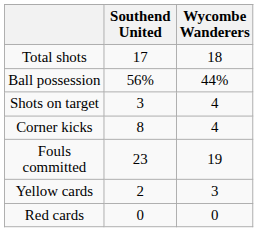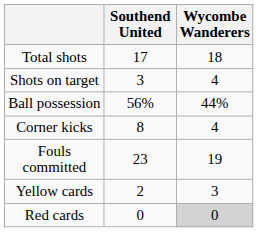rows swapped: (54, 103) <-> (54, 80)
(215, 214) no background -> (215, 214) lightgrey background
